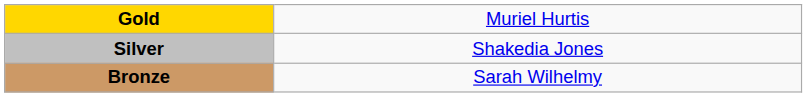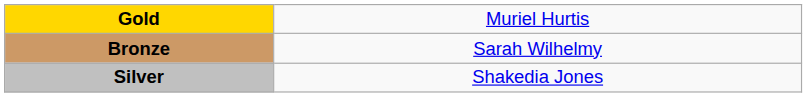rows swapped: (139, 48) <-> (139, 77)
